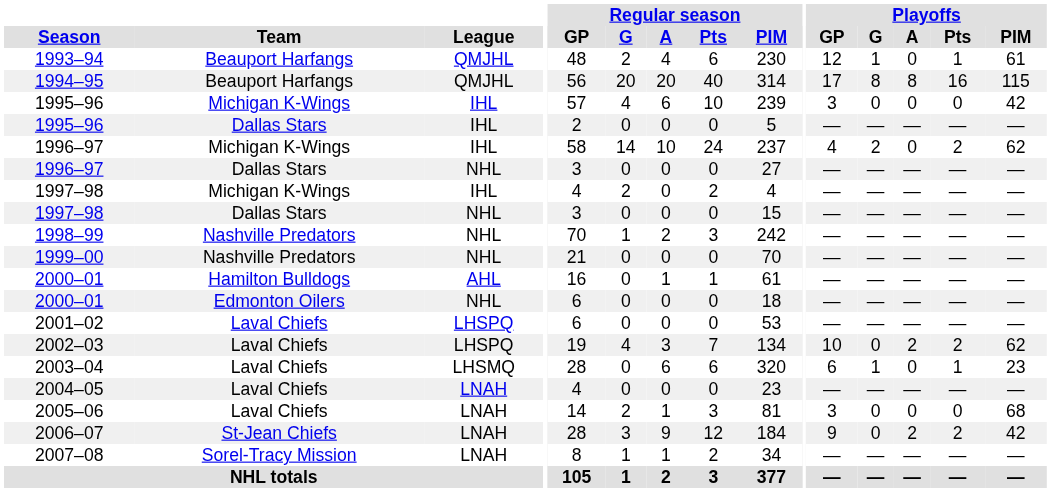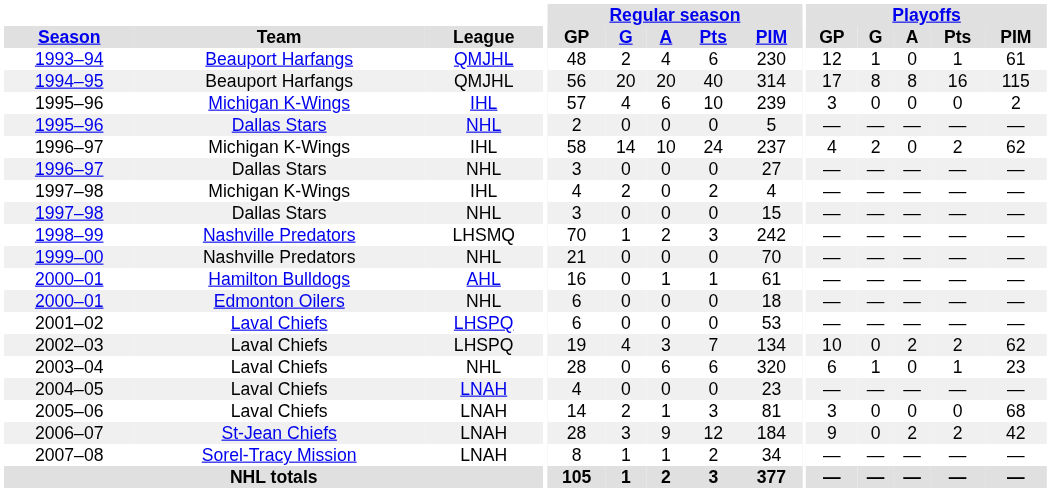(1016, 102) 42 -> (1016, 102) 2
(484, 124) IHL -> (484, 124) NHL
(484, 234) NHL -> (484, 234) LHSMQ
(484, 366) LHSMQ -> (484, 366) NHL
